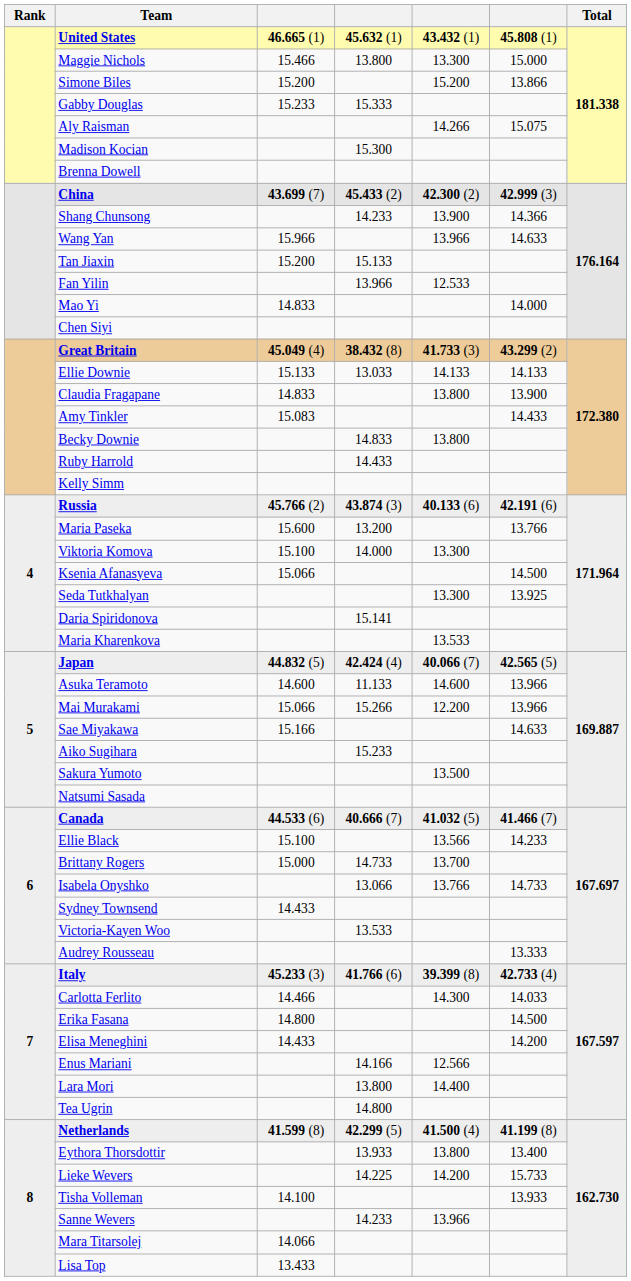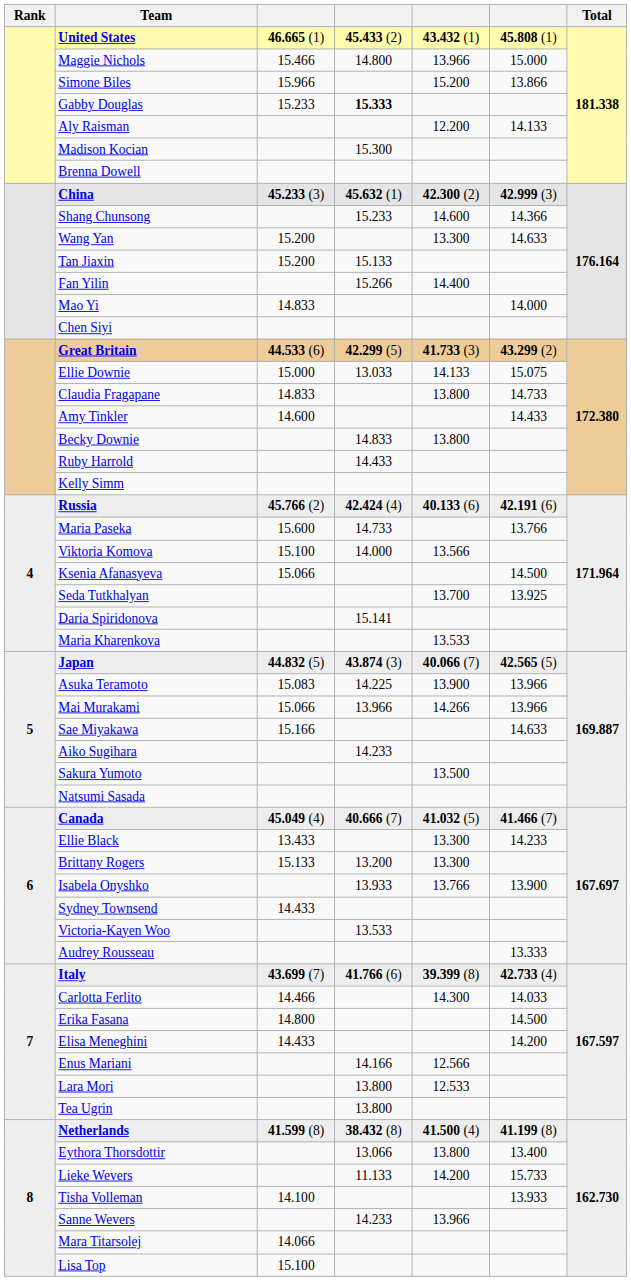(374, 38) 45.632 (1) -> (374, 38) 45.433 (2)
(374, 60) 13.800 -> (374, 60) 14.800
(451, 60) 13.300 -> (451, 60) 13.966
(296, 82) 15.200 -> (296, 82) 15.966
(374, 105) normal -> (374, 105) bold
(451, 127) 14.266 -> (451, 127) 12.200
(529, 127) 15.075 -> (529, 127) 14.133
(296, 194) 43.699 (7) -> (296, 194) 45.233 (3)
(374, 194) 45.433 (2) -> (374, 194) 45.632 (1)
(374, 216) 14.233 -> (374, 216) 15.233
(451, 216) 13.900 -> (451, 216) 14.600
(296, 238) 15.966 -> (296, 238) 15.200
(451, 238) 13.966 -> (451, 238) 13.300
(374, 283) 13.966 -> (374, 283) 15.266
(451, 283) 12.533 -> (451, 283) 14.400
(296, 350) 45.049 (4) -> (296, 350) 44.533 (6)
(374, 350) 38.432 (8) -> (374, 350) 42.299 (5)
(296, 372) 15.133 -> (296, 372) 15.000
(529, 372) 14.133 -> (529, 372) 15.075
(529, 395) 13.900 -> (529, 395) 14.733
(296, 417) 15.083 -> (296, 417) 14.600
(374, 506) 43.874 (3) -> (374, 506) 42.424 (4)
(374, 528) 13.200 -> (374, 528) 14.733
(451, 551) 13.300 -> (451, 551) 13.566
(451, 595) 13.300 -> (451, 595) 13.700
(374, 662) 42.424 (4) -> (374, 662) 43.874 (3)
(296, 685) 14.600 -> (296, 685) 15.083
(374, 685) 11.133 -> (374, 685) 14.225
(451, 685) 14.600 -> (451, 685) 13.900
(374, 707) 15.266 -> (374, 707) 13.966
(451, 707) 12.200 -> (451, 707) 14.266
(374, 751) 15.233 -> (374, 751) 14.233
(296, 818) 44.533 (6) -> (296, 818) 45.049 (4)
(296, 841) 15.100 -> (296, 841) 13.433
(451, 841) 13.566 -> (451, 841) 13.300
(296, 863) 15.000 -> (296, 863) 15.133
(374, 863) 14.733 -> (374, 863) 13.200
(451, 863) 13.700 -> (451, 863) 13.300
(374, 885) 13.066 -> (374, 885) 13.933
(529, 885) 14.733 -> (529, 885) 13.900
(296, 974) 45.233 (3) -> (296, 974) 43.699 (7)
(451, 1086) 14.400 -> (451, 1086) 12.533
(374, 1108) 14.800 -> (374, 1108) 13.800
(374, 1131) 42.299 (5) -> (374, 1131) 38.432 (8)
(374, 1153) 13.933 -> (374, 1153) 13.066
(374, 1175) 14.225 -> (374, 1175) 11.133
(296, 1264) 13.433 -> (296, 1264) 15.100
